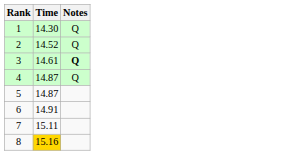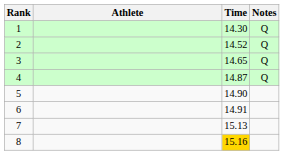+ column: (127, 12)
(47, 61) 14.61 -> (236, 61) 14.65
(75, 61) bold -> (264, 61) normal
(47, 93) 14.87 -> (236, 93) 14.90
(47, 126) 15.11 -> (236, 126) 15.13
